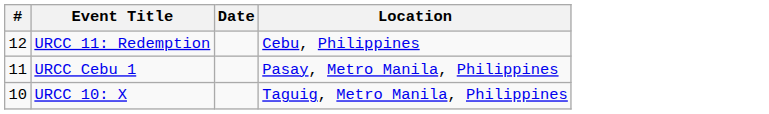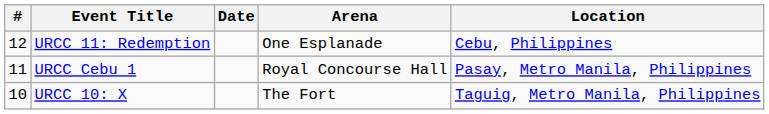+ column: (355, 17)
